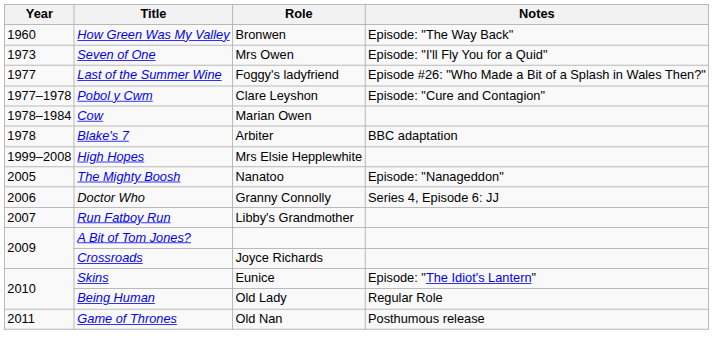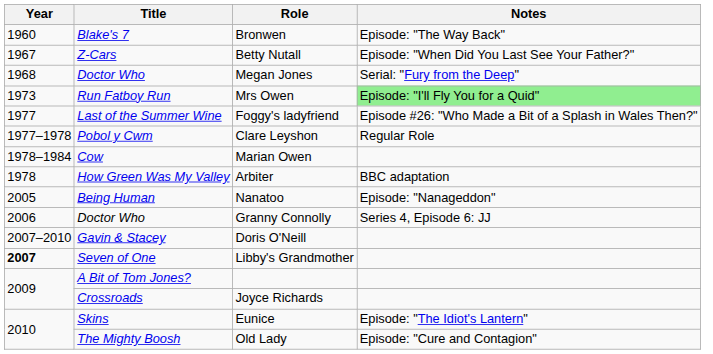(153, 34) How Green Was My Valley -> (103, 34) Blake's 7
+ row: (268, 55)
+ row: (274, 75)
(116, 55) Seven of One -> (124, 95) Run Fatboy Run
(458, 55) no background -> (449, 95) lightgreen background
(456, 95) Episode: "Cure and Contagion" -> (397, 136) Regular Role
(103, 136) Blake's 7 -> (153, 177) How Green Was My Valley
- row: (299, 156)
(129, 177) The Mighty Boosh -> (116, 197) Being Human
+ row: (271, 237)
(22, 217) normal -> (22, 258) bold
(124, 217) Run Fatboy Run -> (116, 258) Seven of One
(116, 298) Being Human -> (129, 339) The Mighty Boosh
(405, 298) Regular Role -> (448, 339) Episode: "Cure and Contagion"
- row: (259, 319)
